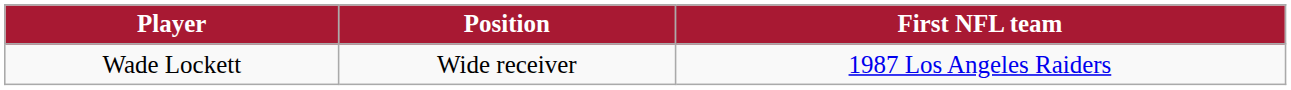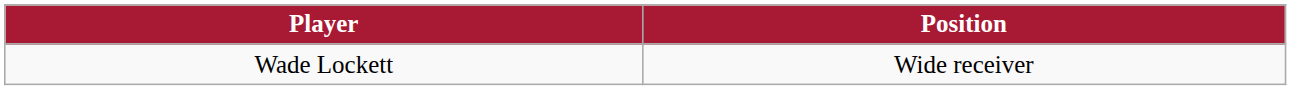- column: (980, 24)
